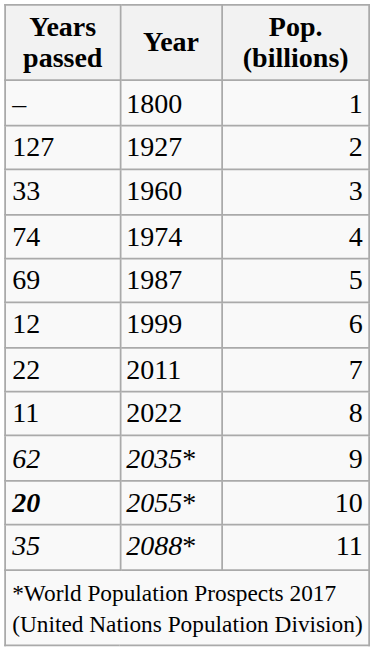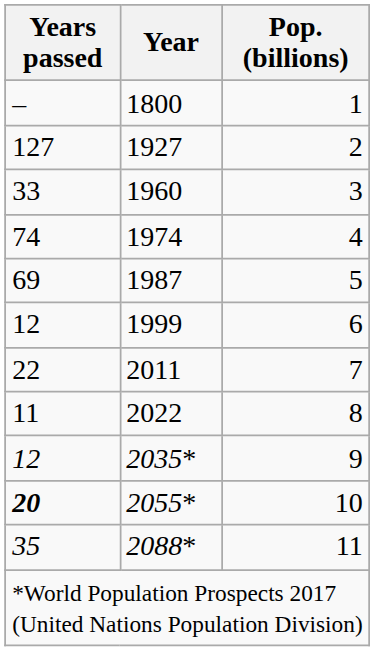(26, 457) 62 -> (26, 457) 12
